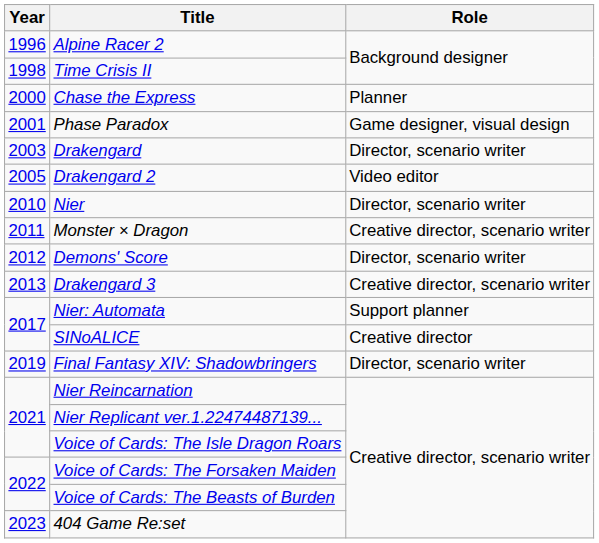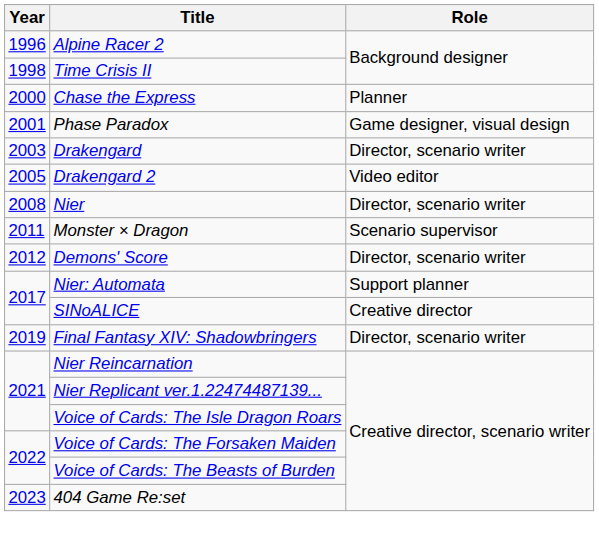(27, 204) 2010 -> (27, 204) 2008
(470, 230) Creative director, scenario writer -> (423, 230) Scenario supervisor
- row: (104, 284)
